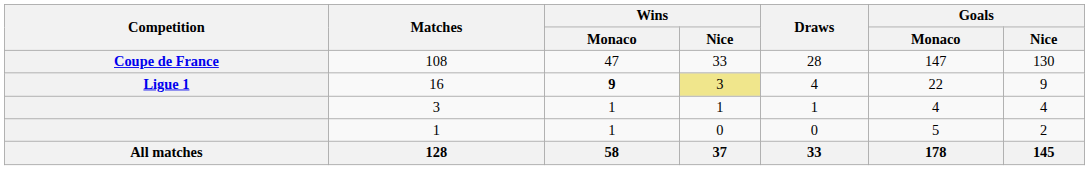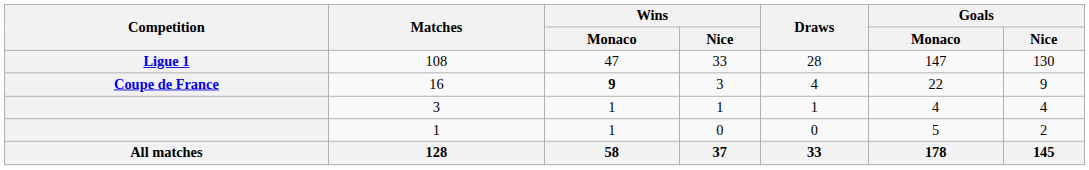(166, 61) Coupe de France -> (166, 61) Ligue 1
(166, 84) Ligue 1 -> (166, 84) Coupe de France
(720, 84) khaki background -> (720, 84) no background
